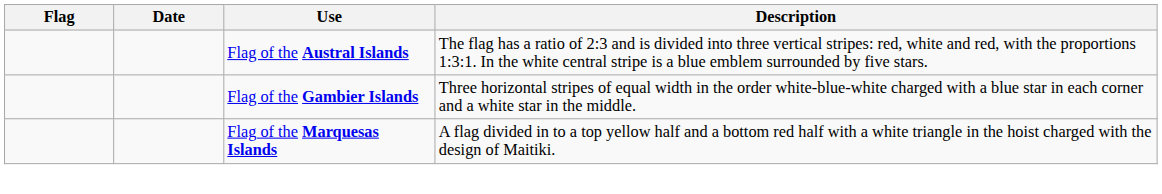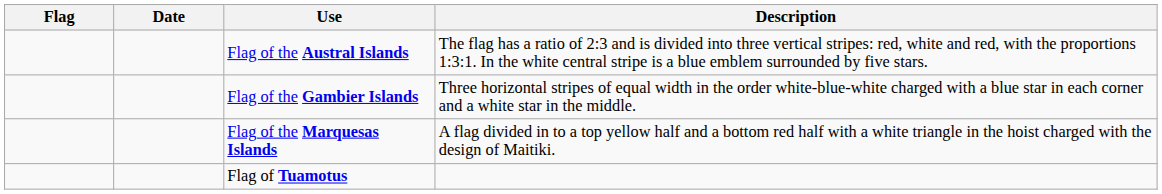+ row: (287, 176)
